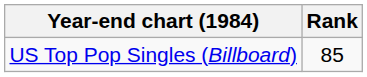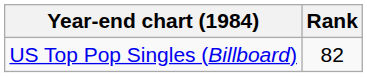(332, 54) 85 -> (332, 54) 82
